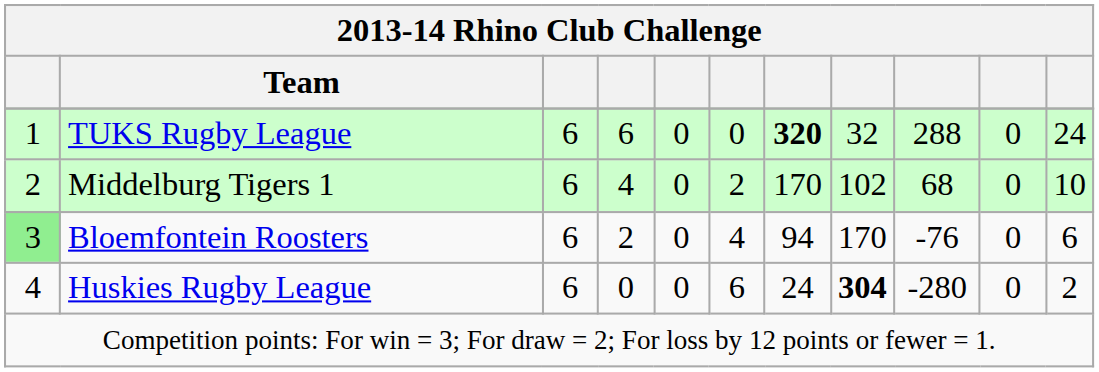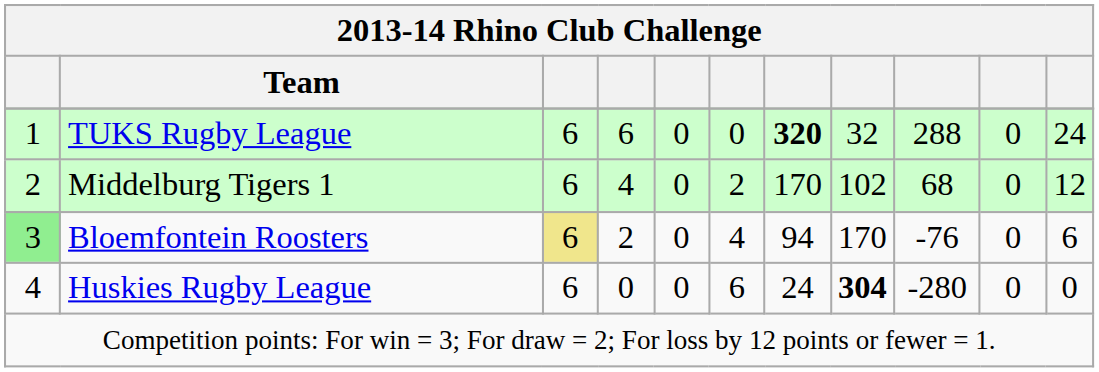(1070, 184) 10 -> (1070, 184) 12
(570, 236) no background -> (570, 236) khaki background
(1070, 287) 2 -> (1070, 287) 0
